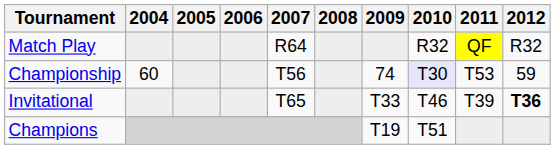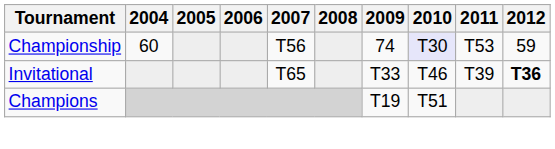- row: (52, 46)
